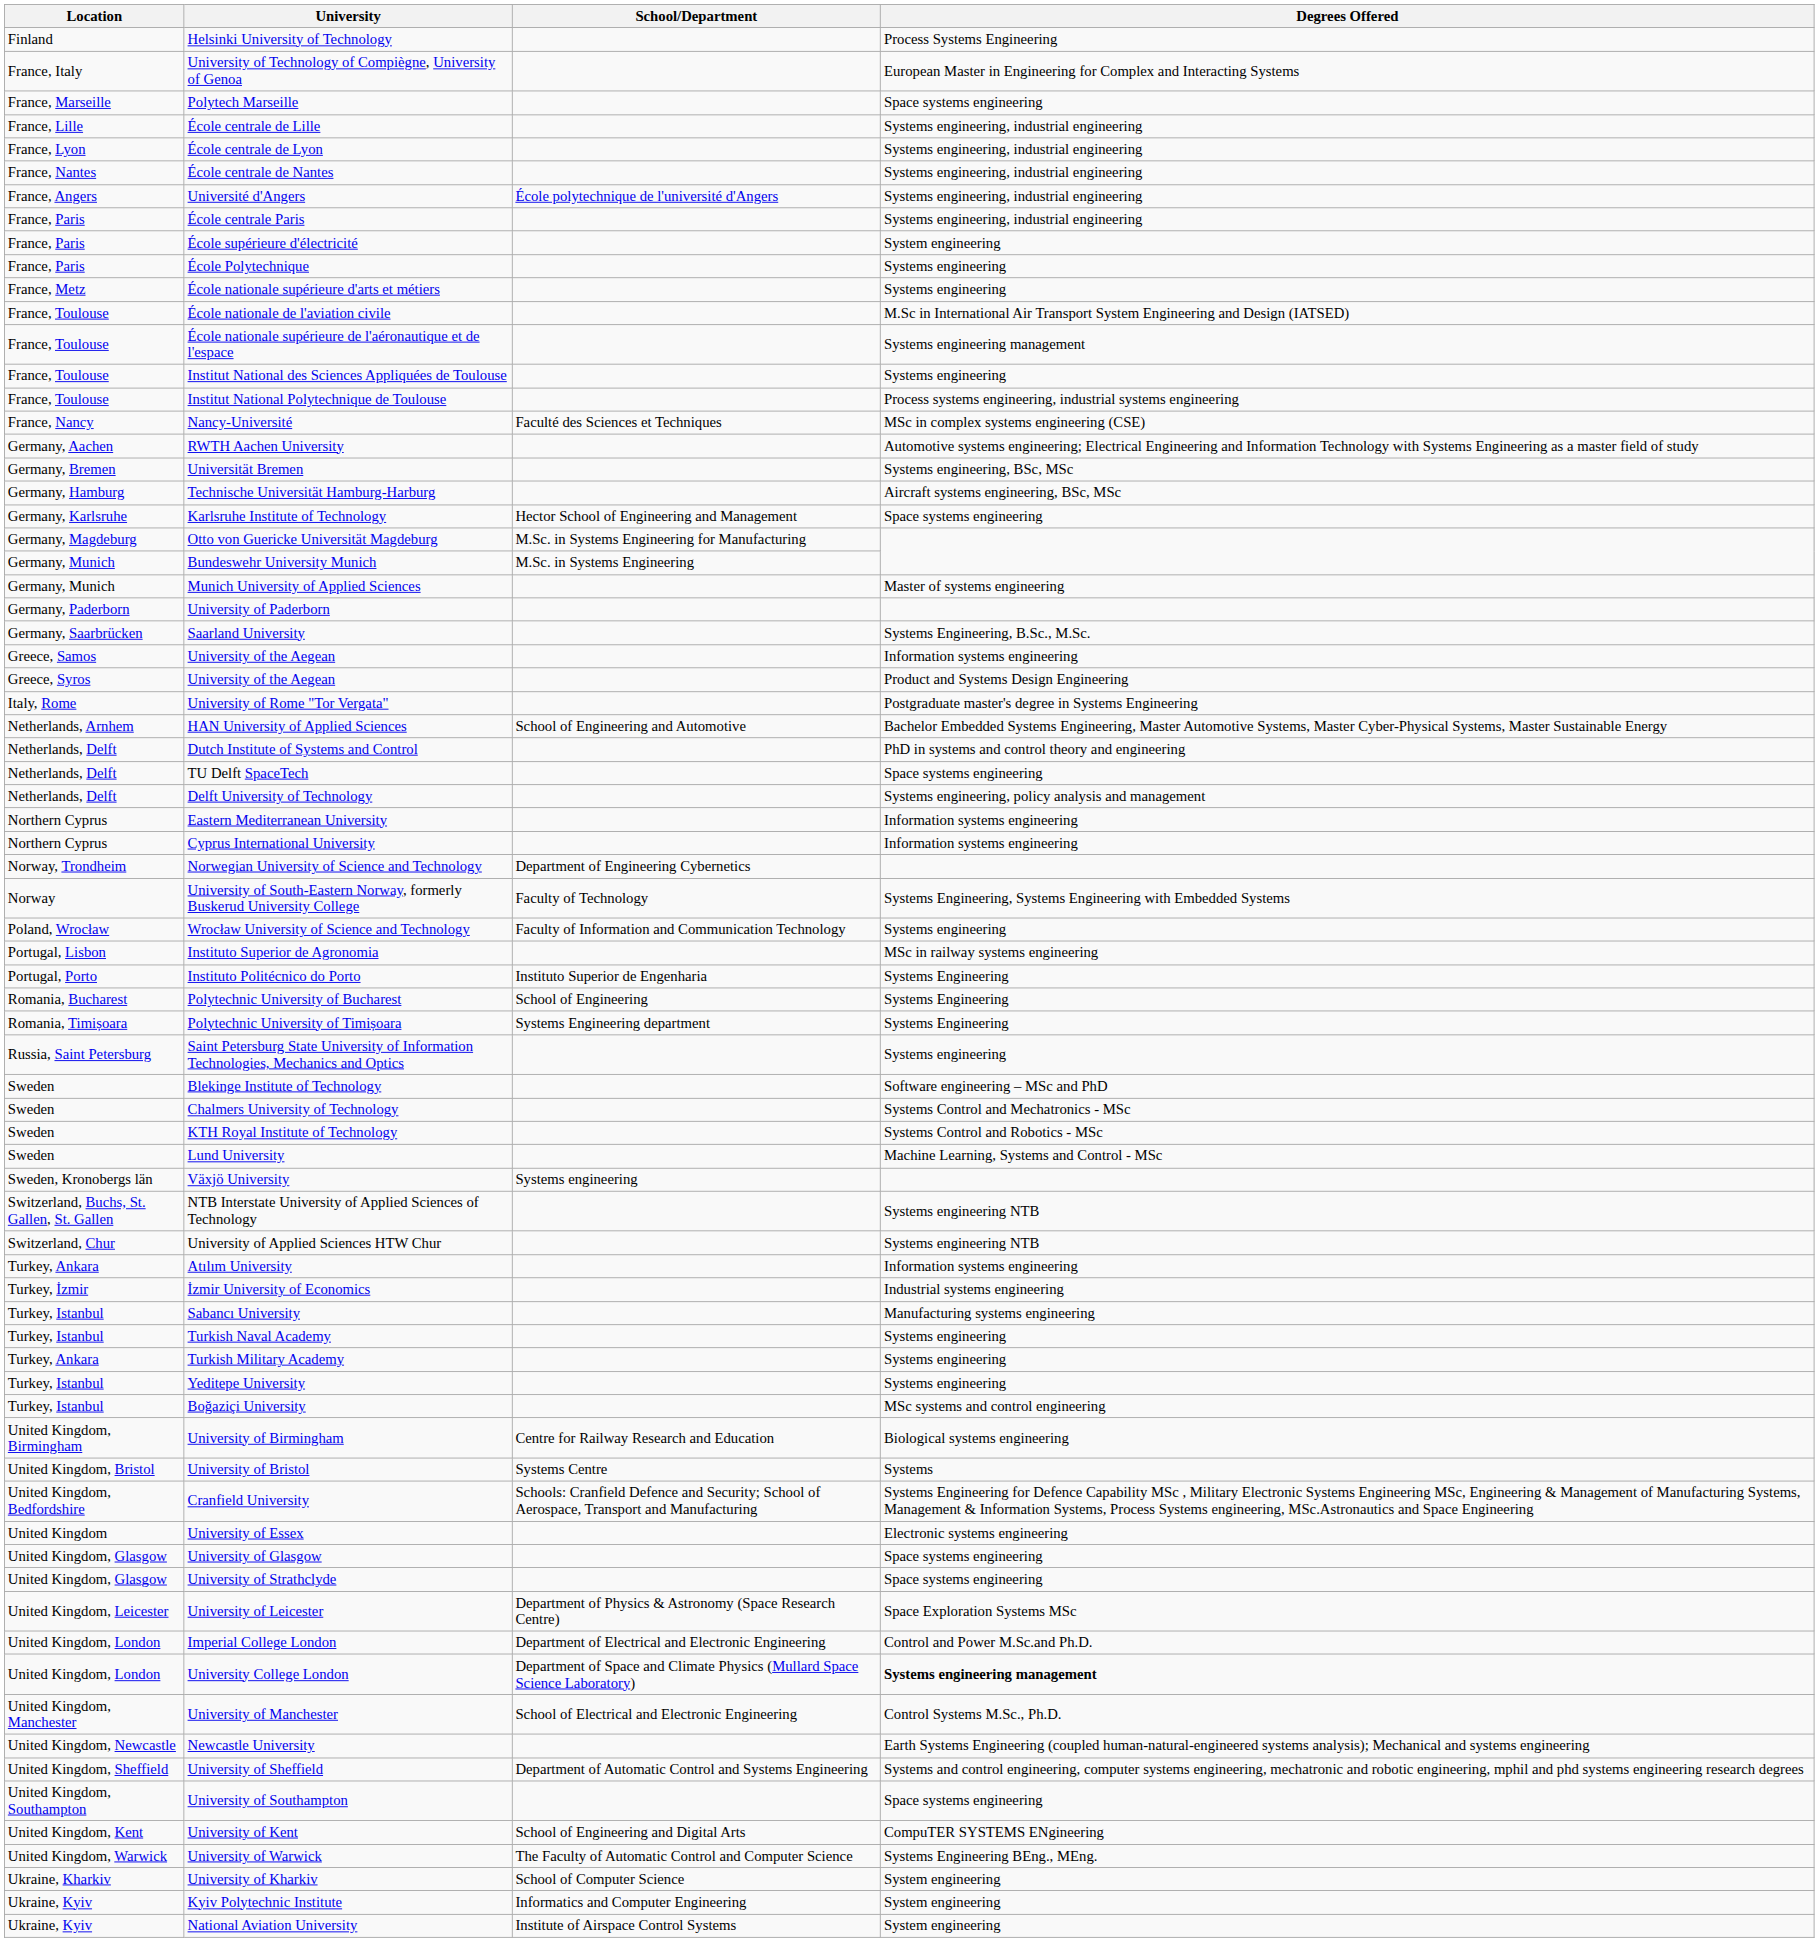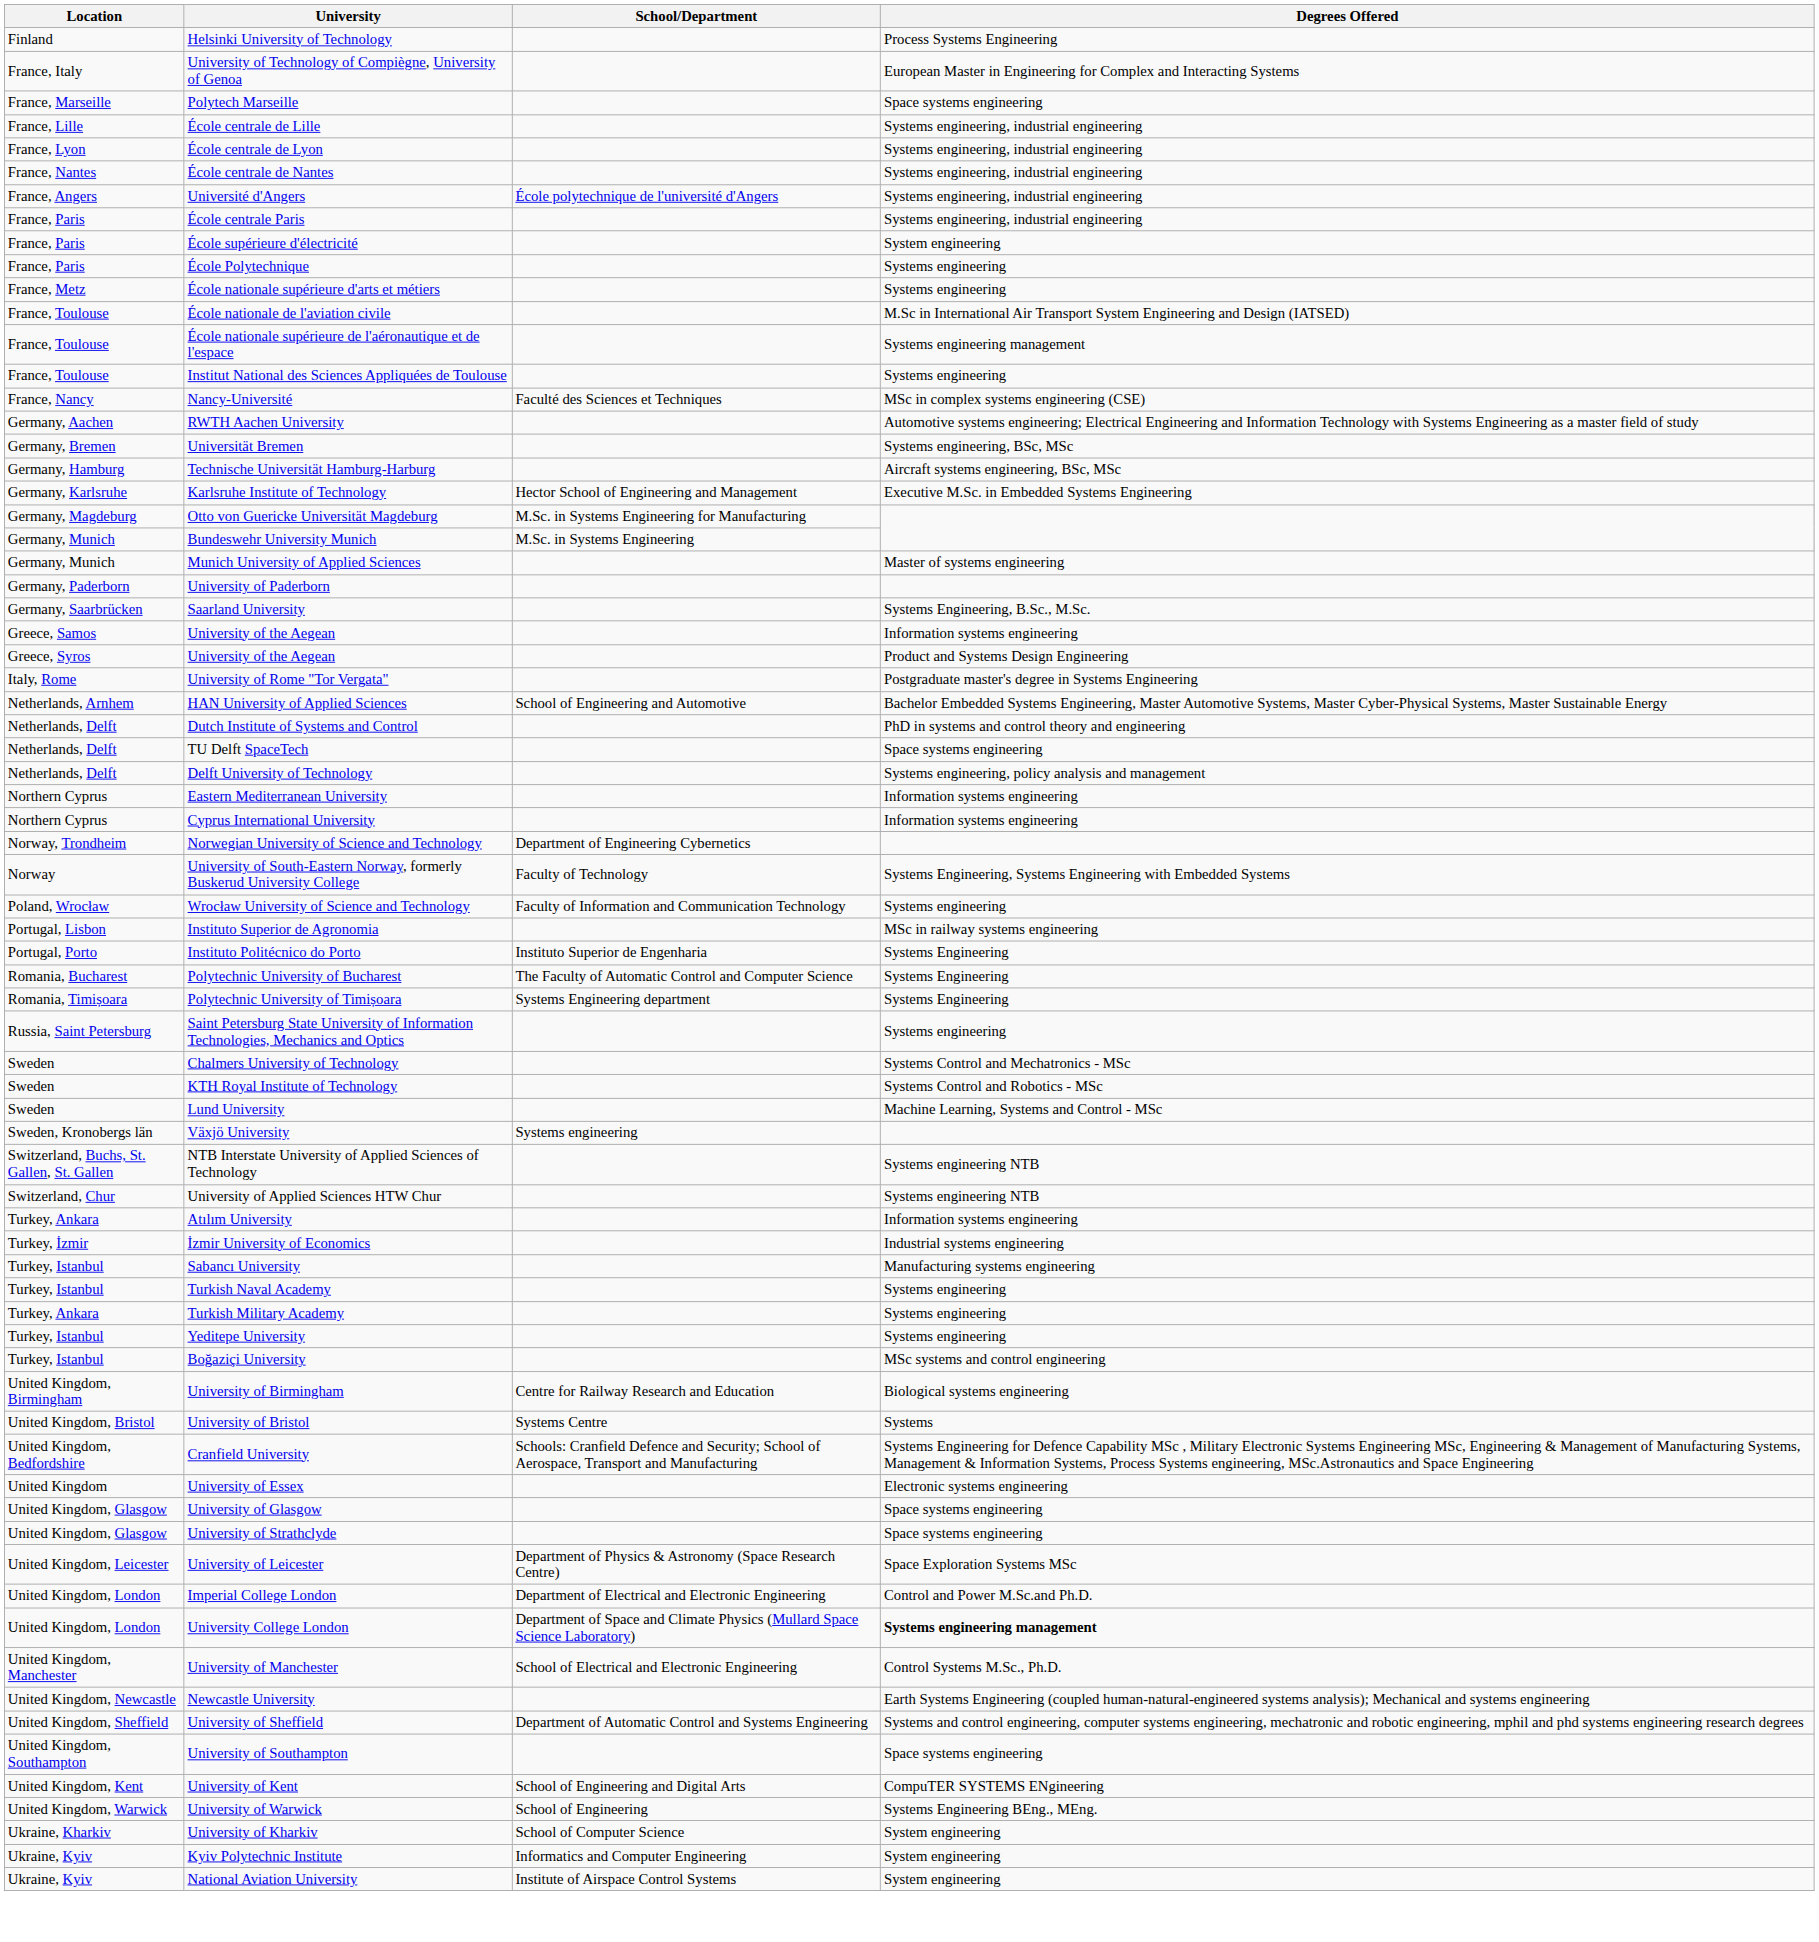- row: (58, 399)
(963, 516) Space systems engineering -> (1038, 492) Executive M.Sc. in Embedded Systems Engineering
(582, 999) School of Engineering -> (684, 976) The Faculty of Automatic Control and Computer Science
- row: (31, 1086)
(684, 1855) The Faculty of Automatic Control and Computer Science -> (582, 1809) School of Engineering
